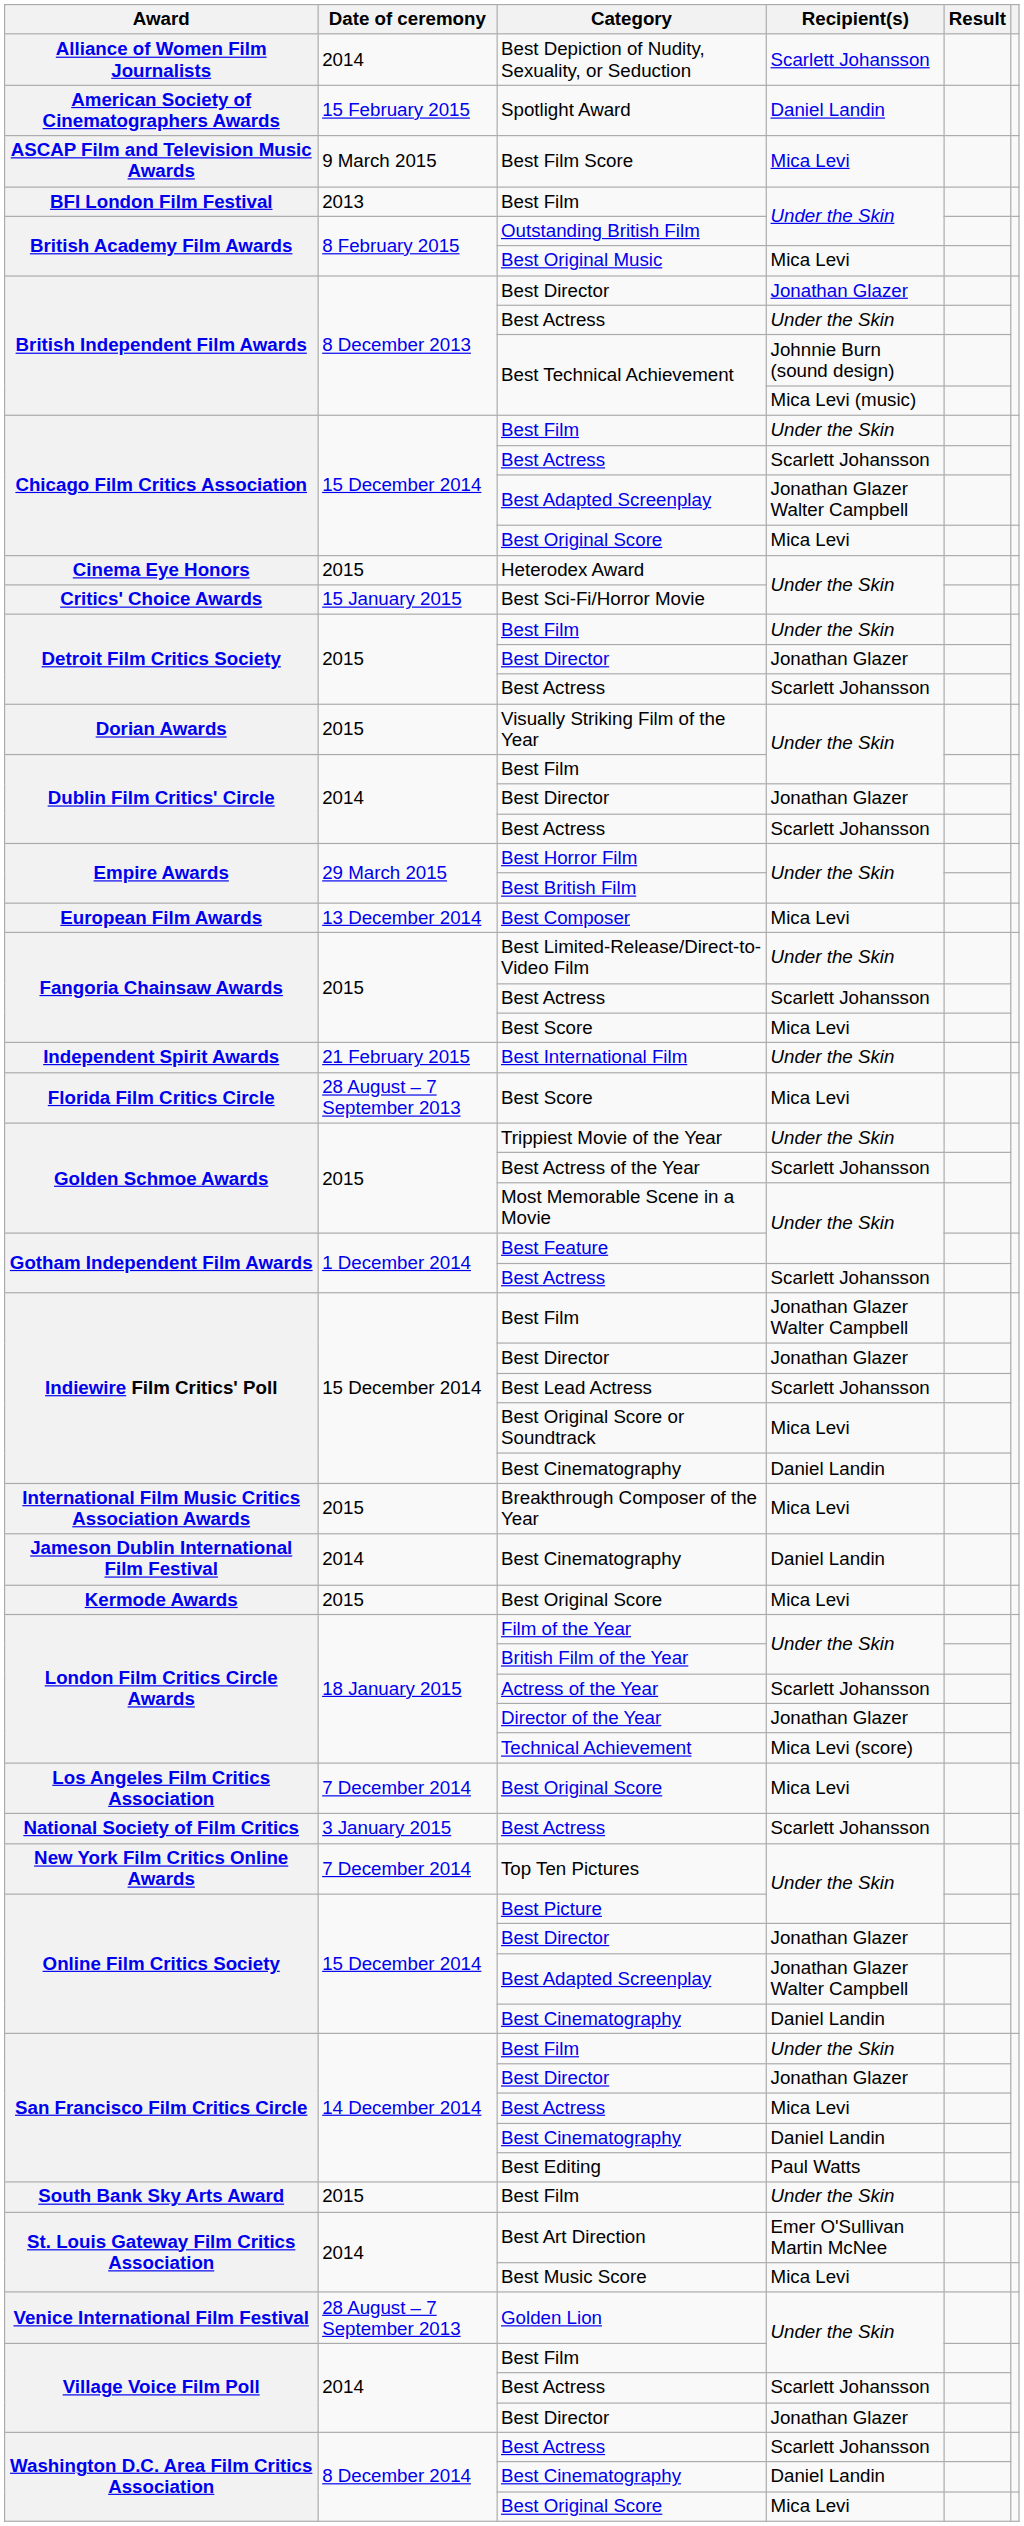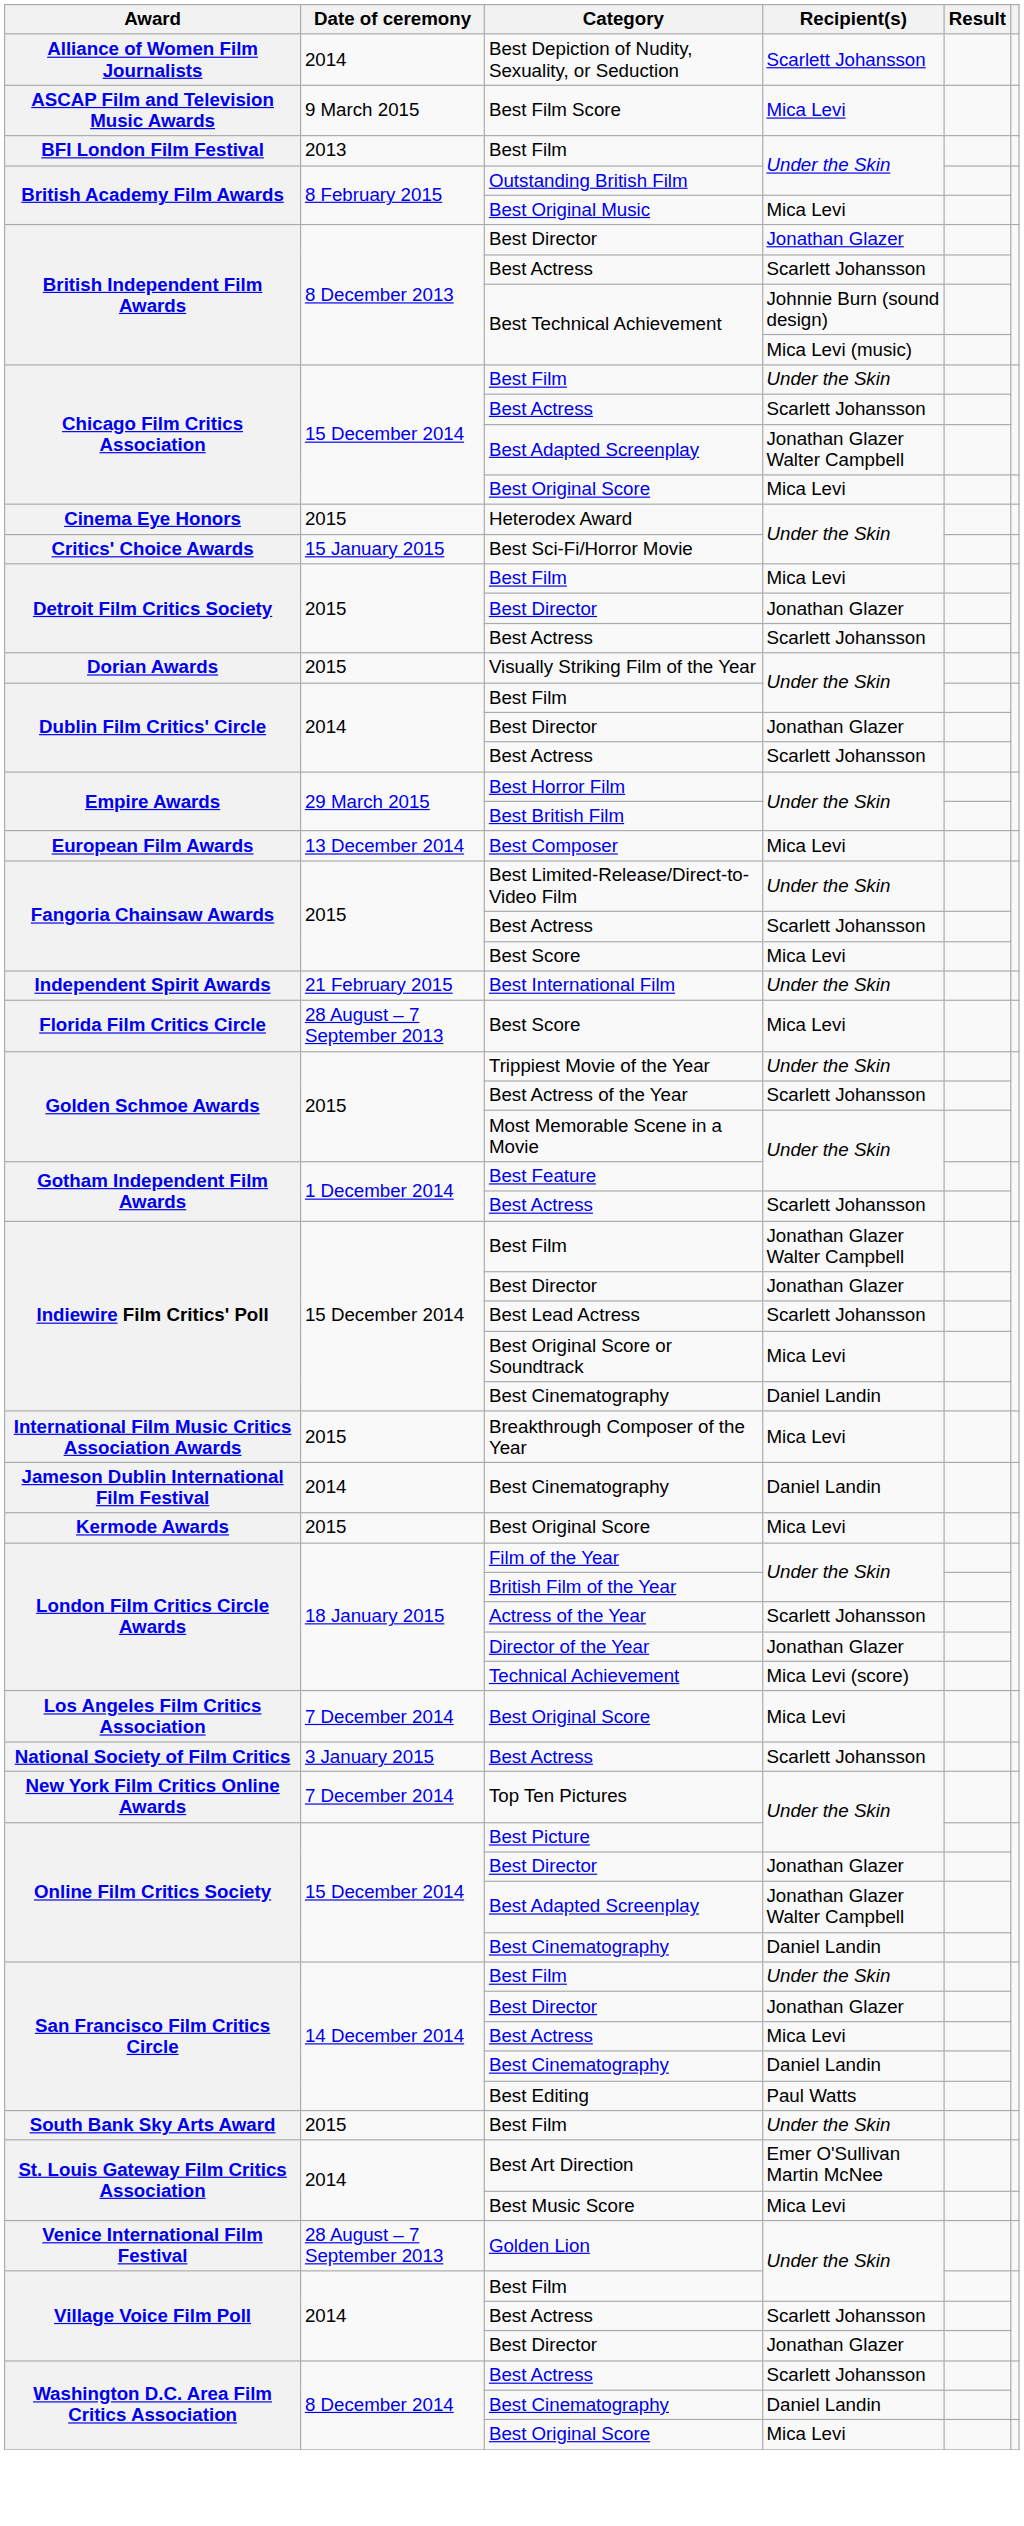- row: (161, 110)
(832, 320) Under the Skin -> (846, 269) Scarlett Johansson
(832, 629) Under the Skin -> (806, 578) Mica Levi
